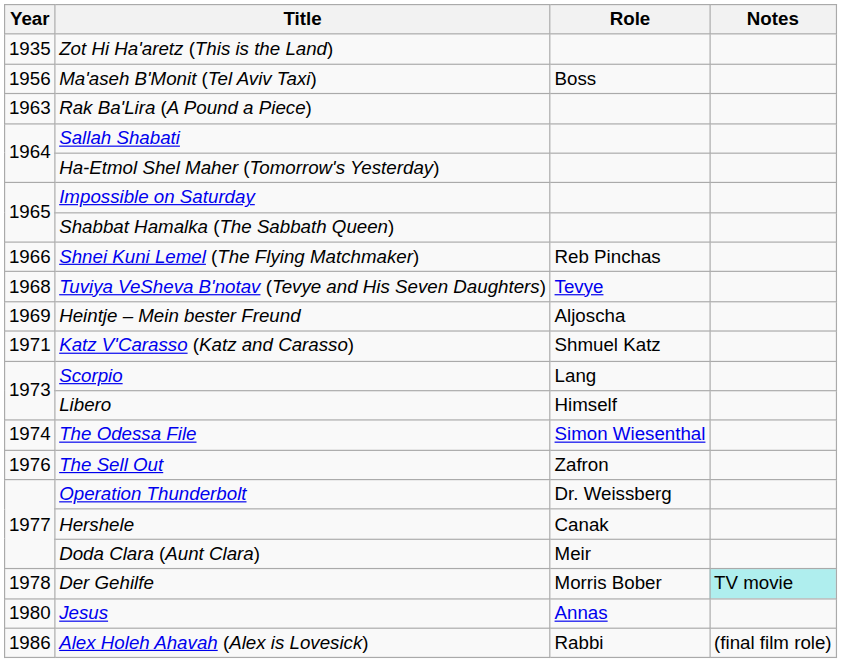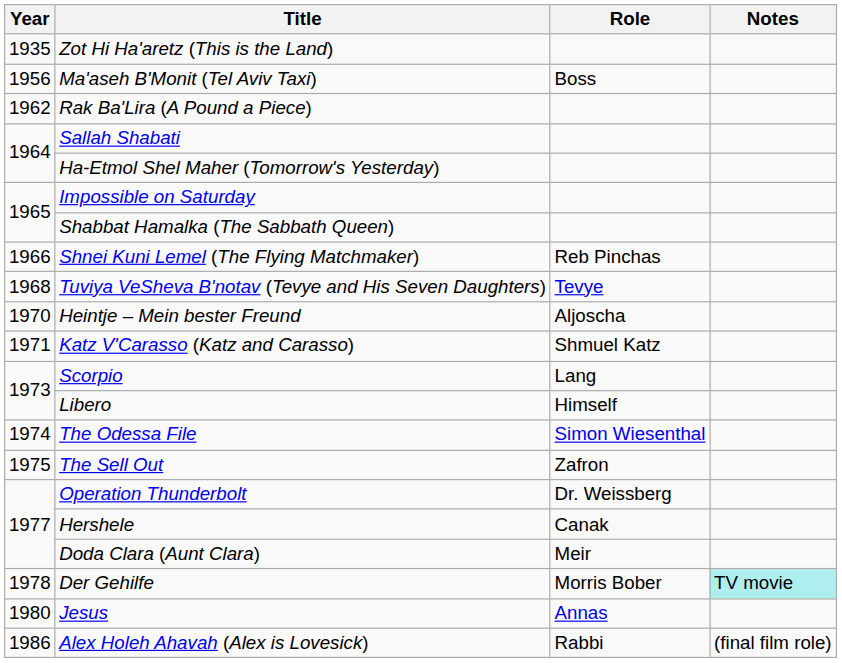(30, 108) 1963 -> (30, 108) 1962
(30, 316) 1969 -> (30, 316) 1970
(30, 464) 1976 -> (30, 464) 1975
